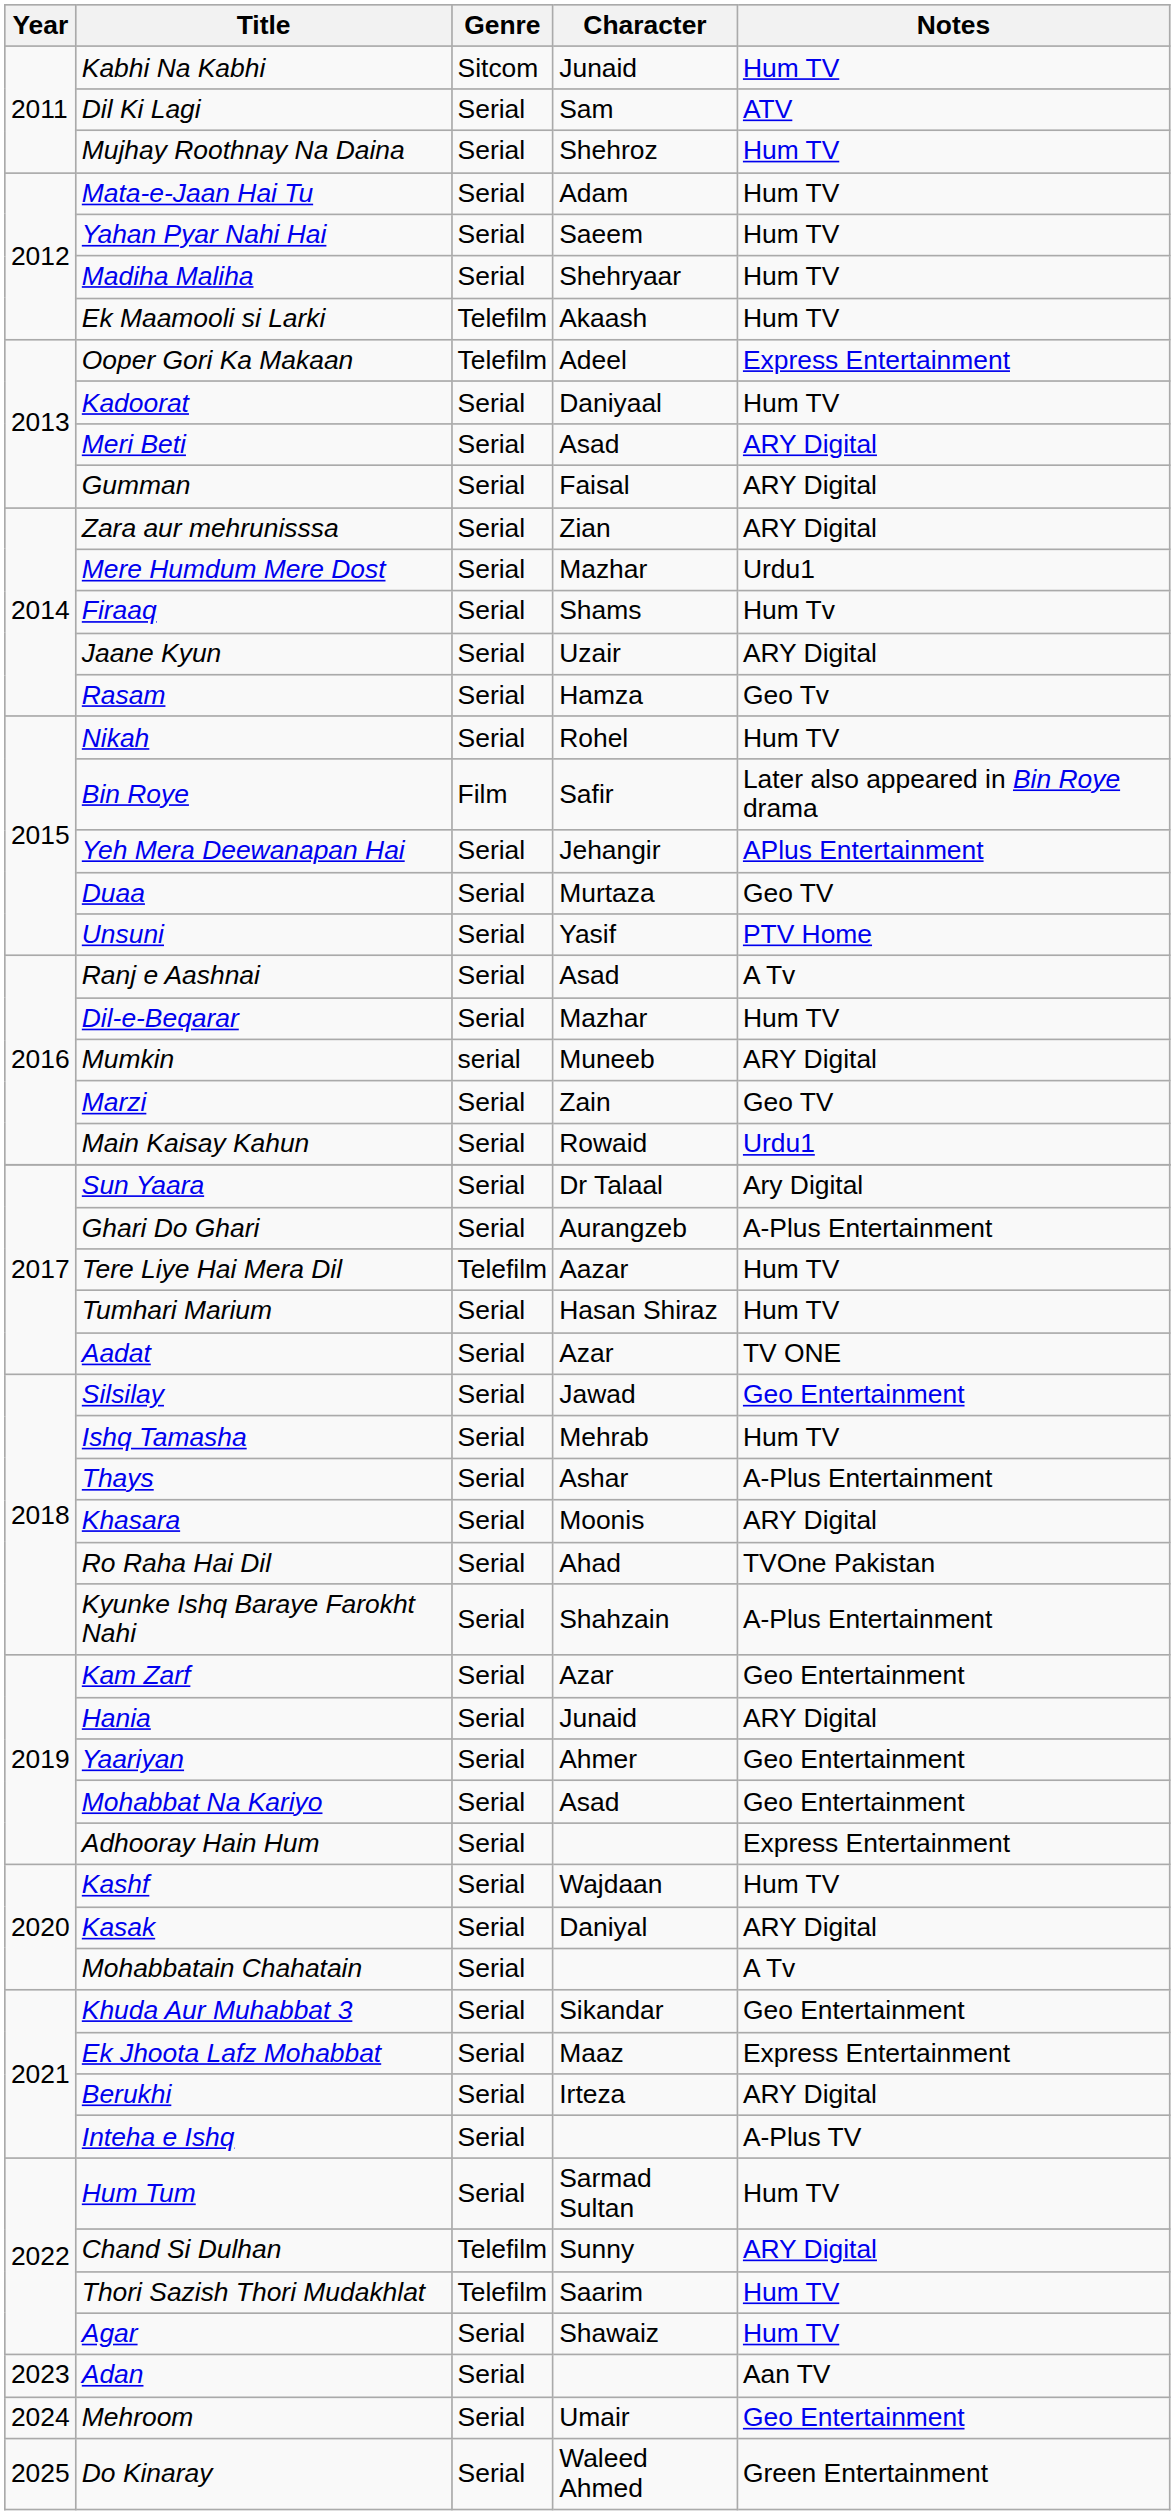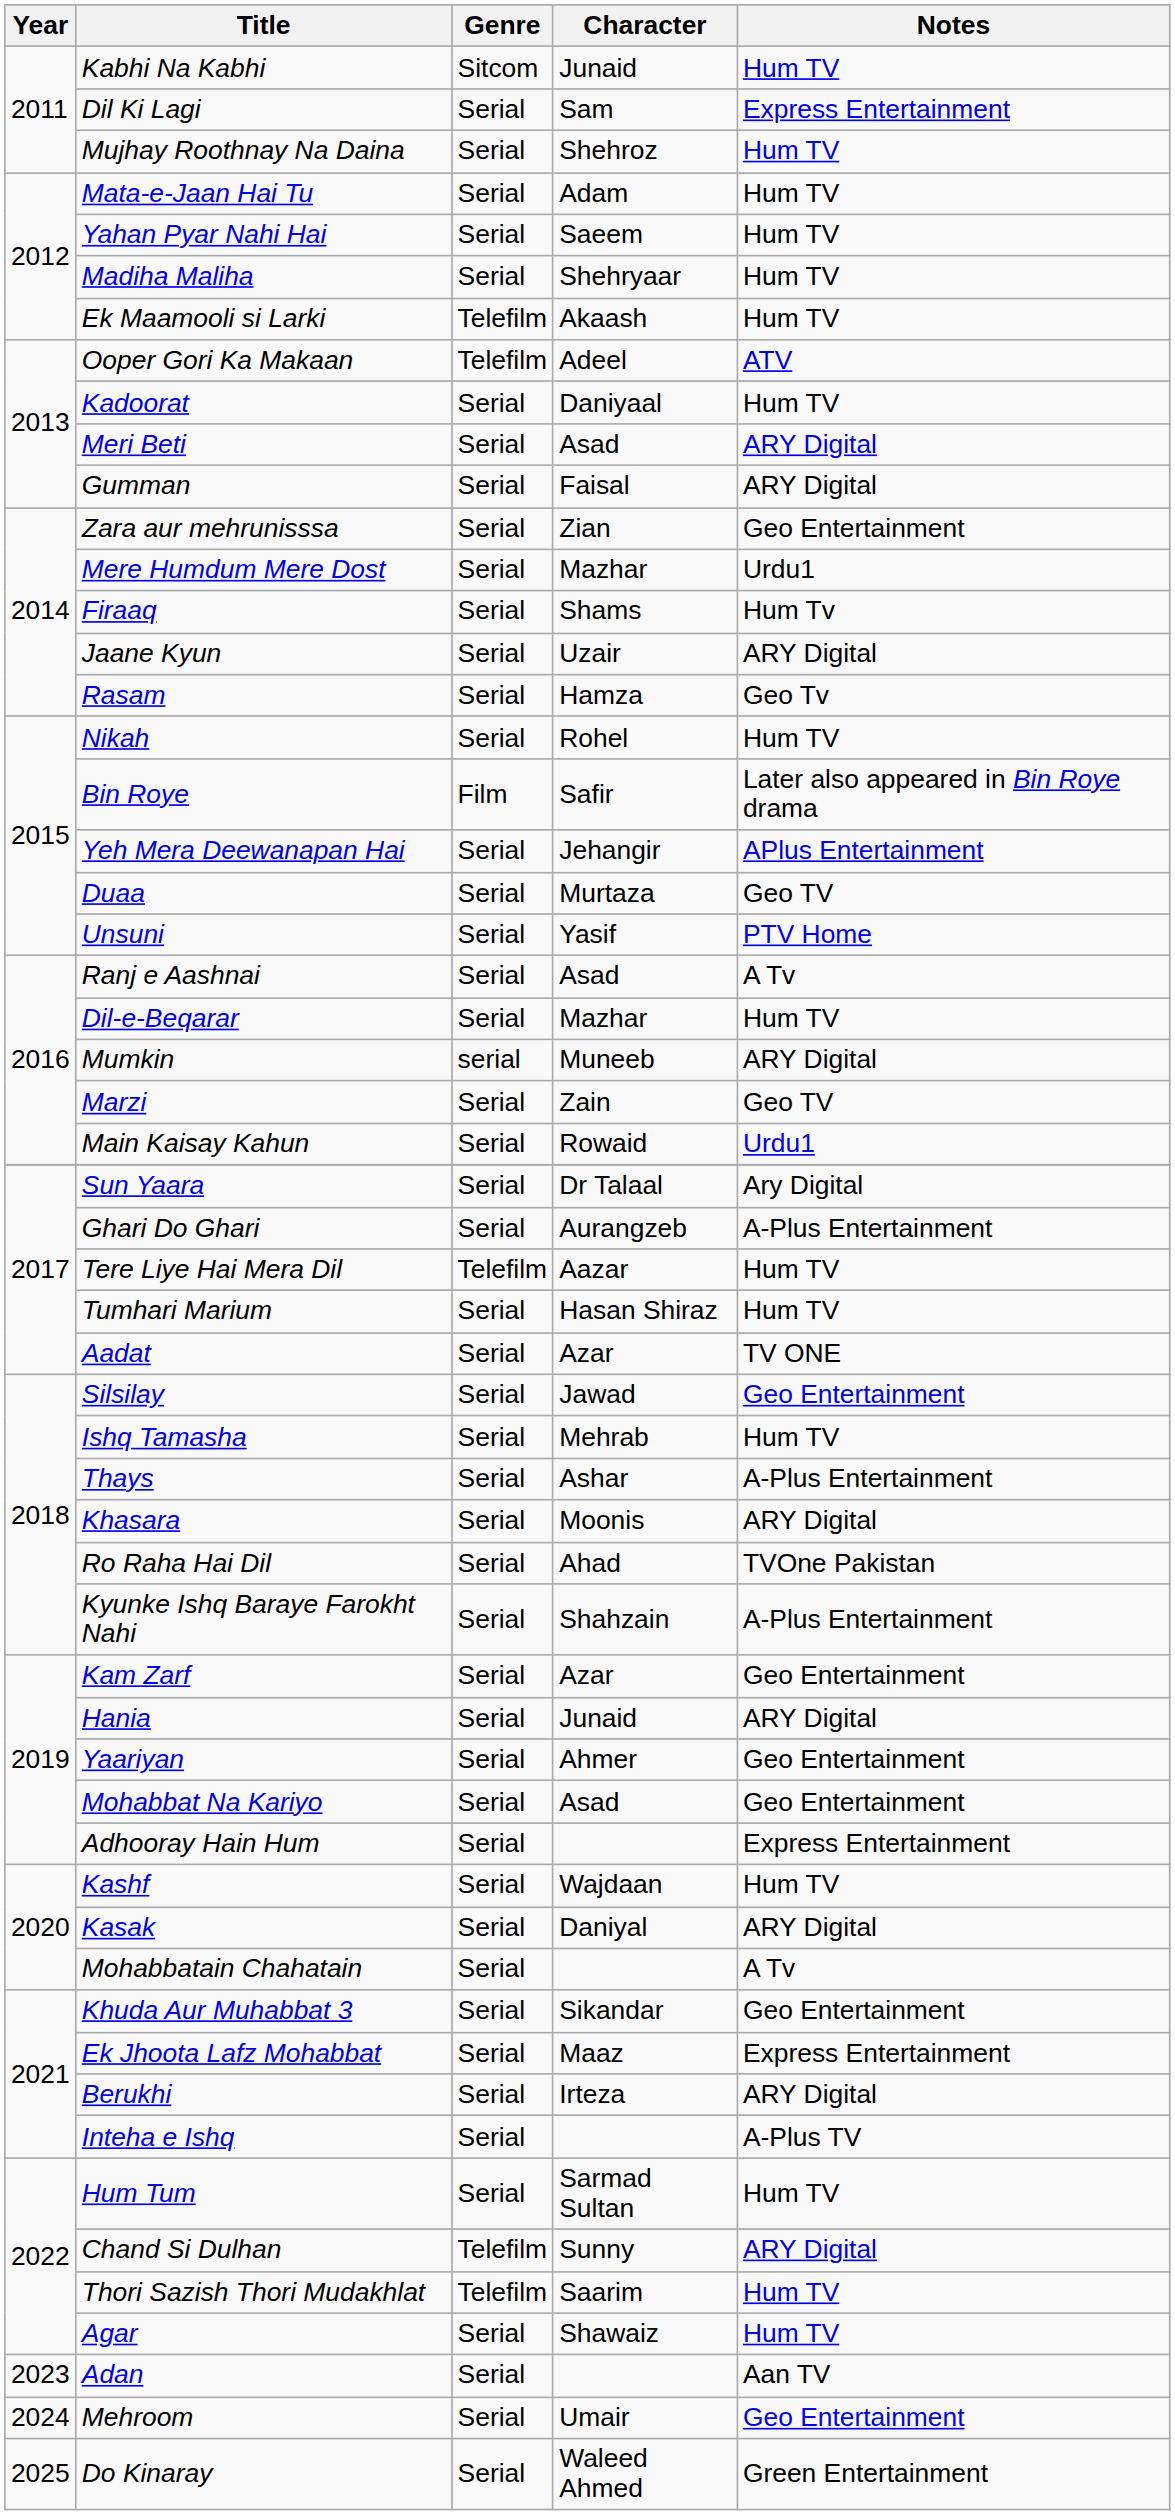(768, 109) ATV -> (876, 109) Express Entertainment
(876, 360) Express Entertainment -> (768, 360) ATV
(810, 527) ARY Digital -> (854, 527) Geo Entertainment
